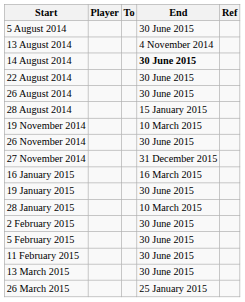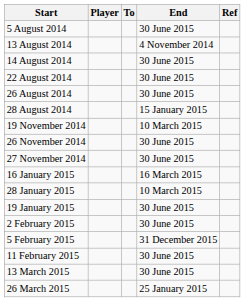(168, 61) bold -> (167, 61) normal
(178, 158) 31 December 2015 -> (167, 158) 30 June 2015
rows swapped: (41, 191) <-> (41, 207)
(167, 239) 30 June 2015 -> (178, 239) 31 December 2015
